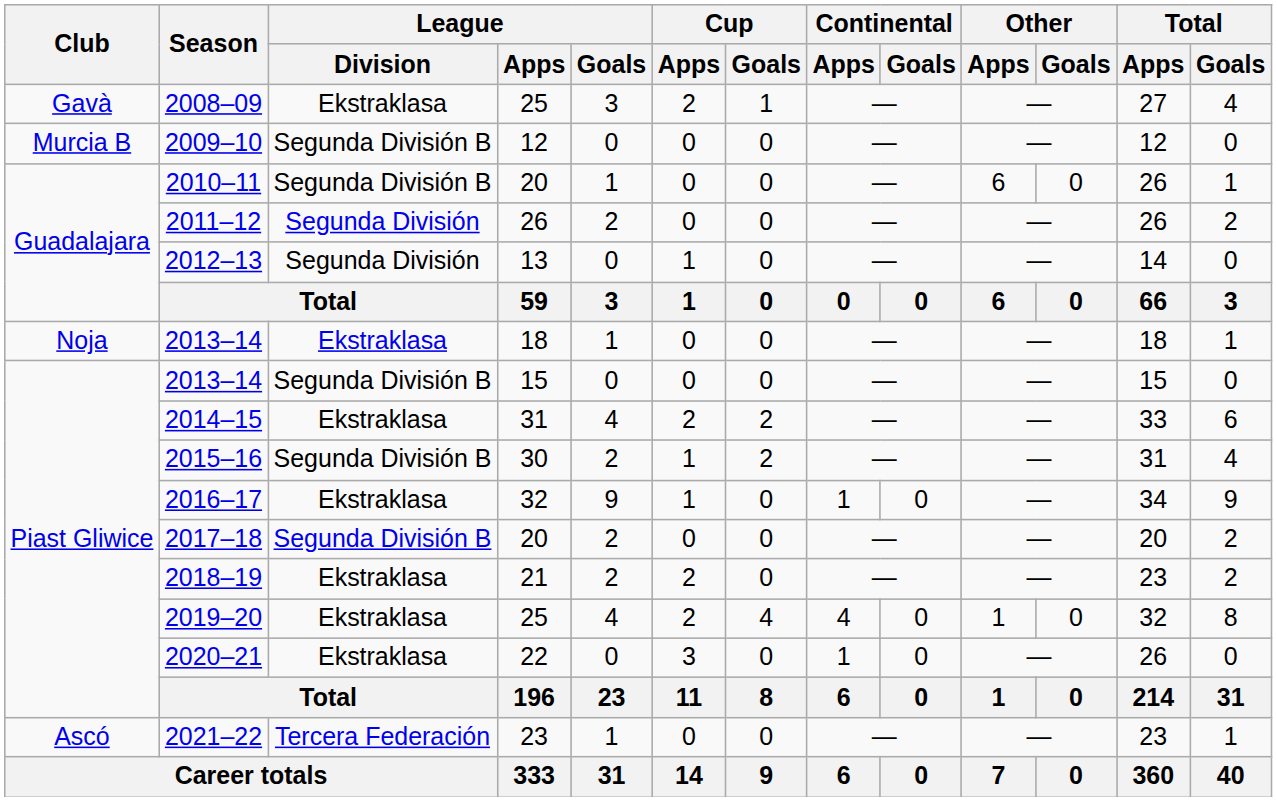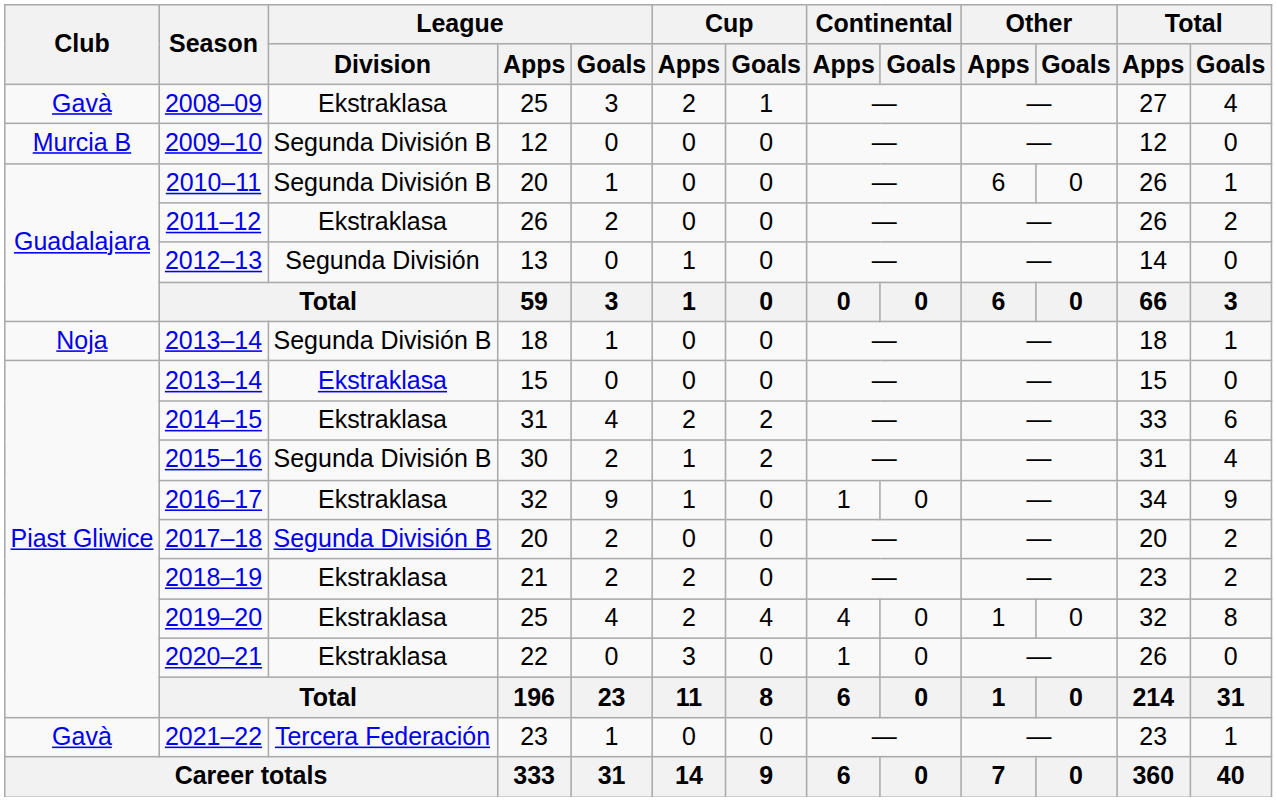(382, 222) Segunda División -> (383, 222) Ekstraklasa
(383, 340) Ekstraklasa -> (383, 340) Segunda División B
(383, 380) Segunda División B -> (383, 380) Ekstraklasa
(82, 736) Ascó -> (82, 736) Gavà
